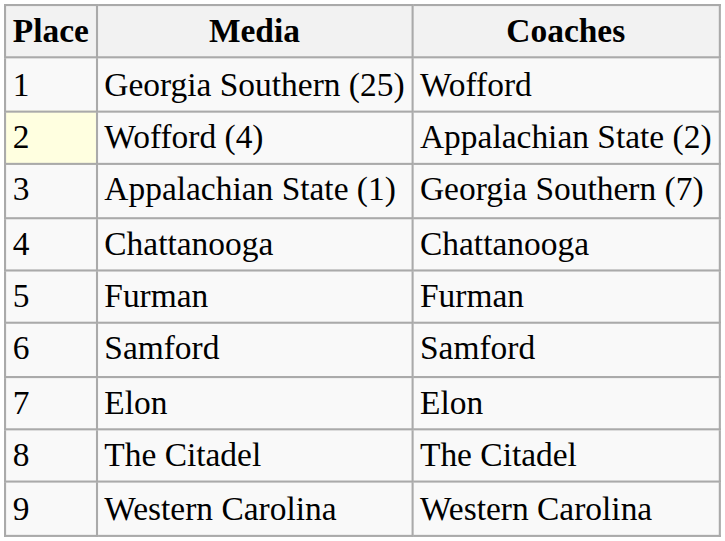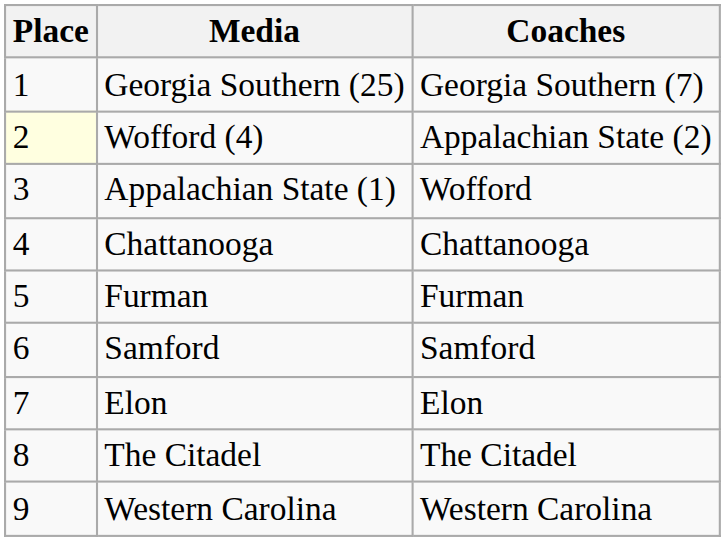(476, 84) Wofford -> (562, 84) Georgia Southern (7)
(562, 190) Georgia Southern (7) -> (476, 190) Wofford
